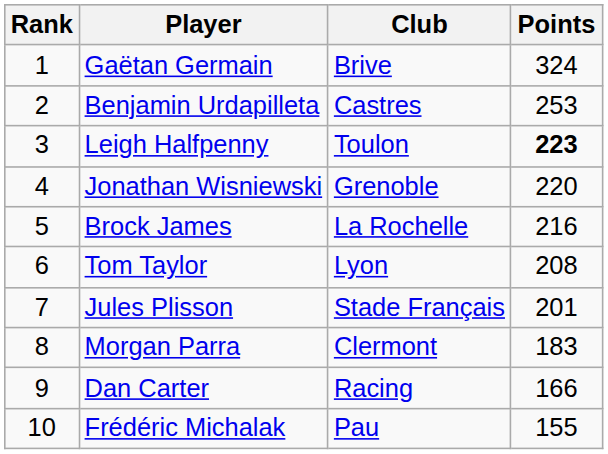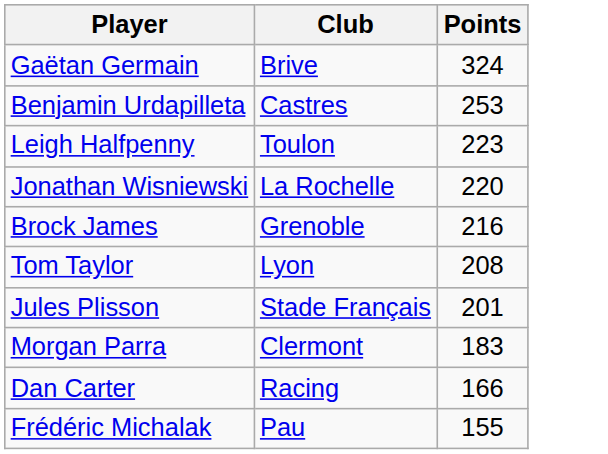- column: (42, 24)
(556, 145) bold -> (483, 145) normal
(386, 186) Grenoble -> (327, 186) La Rochelle
(401, 226) La Rochelle -> (312, 226) Grenoble
